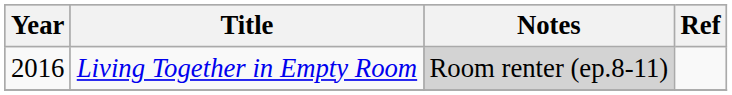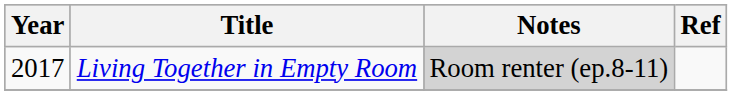(38, 68) 2016 -> (38, 68) 2017
